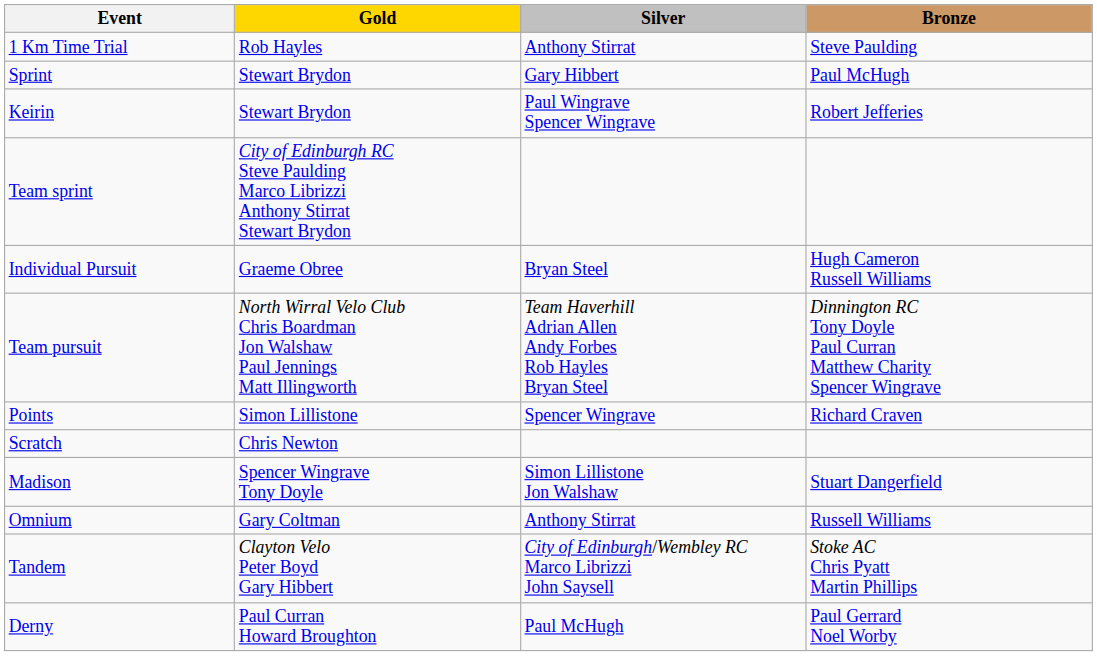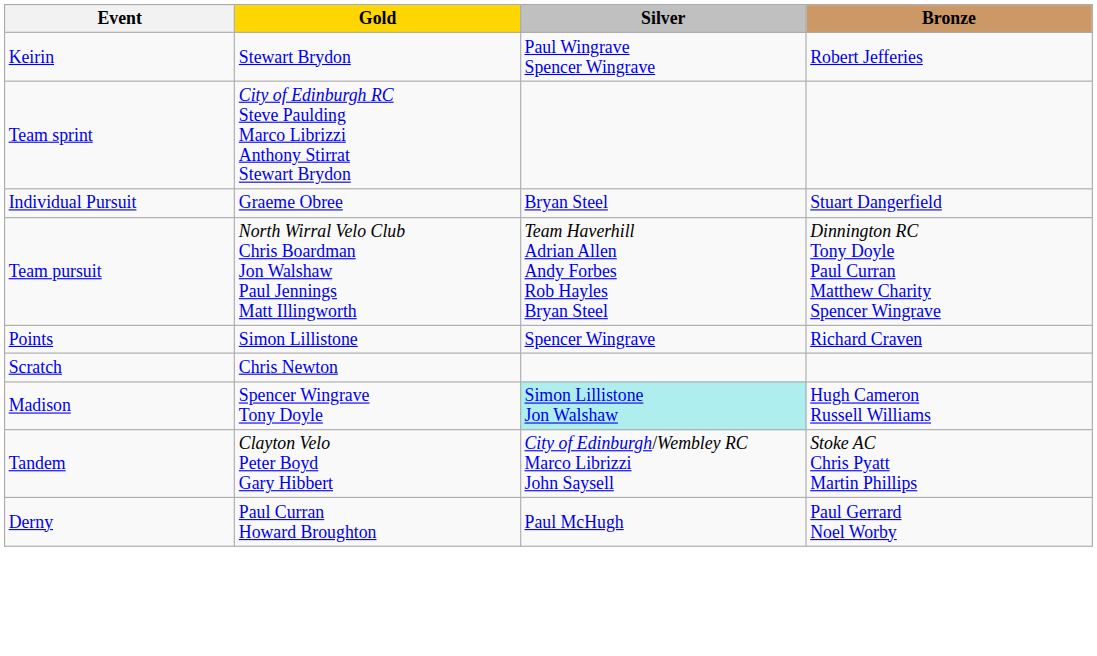- row: (68, 46)
- row: (30, 74)
(871, 269) Hugh Cameron Russell Williams -> (876, 202) Stuart Dangerfield
(584, 481) no background -> (584, 405) paleturquoise background
(876, 481) Stuart Dangerfield -> (871, 405) Hugh Cameron Russell Williams
- row: (40, 520)
